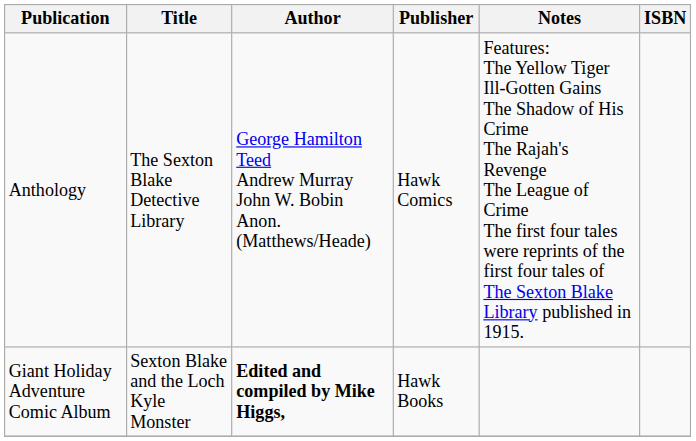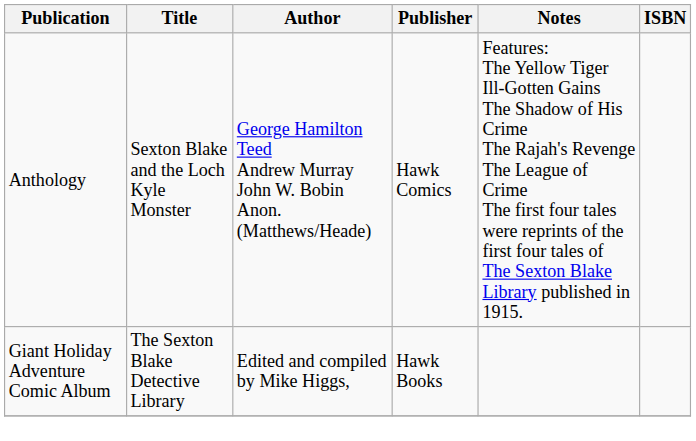(172, 189) The Sexton Blake Detective Library -> (179, 179) Sexton Blake and the Loch Kyle Monster
(179, 391) Sexton Blake and the Loch Kyle Monster -> (172, 371) The Sexton Blake Detective Library
(306, 391) bold -> (312, 371) normal
